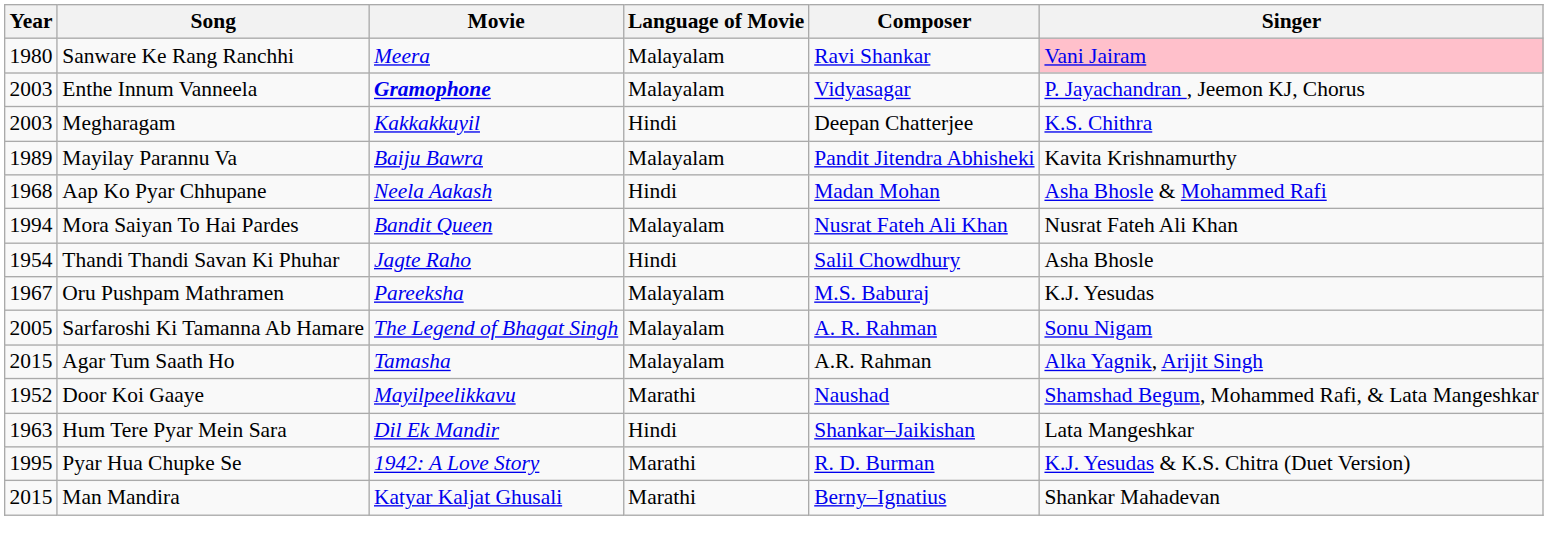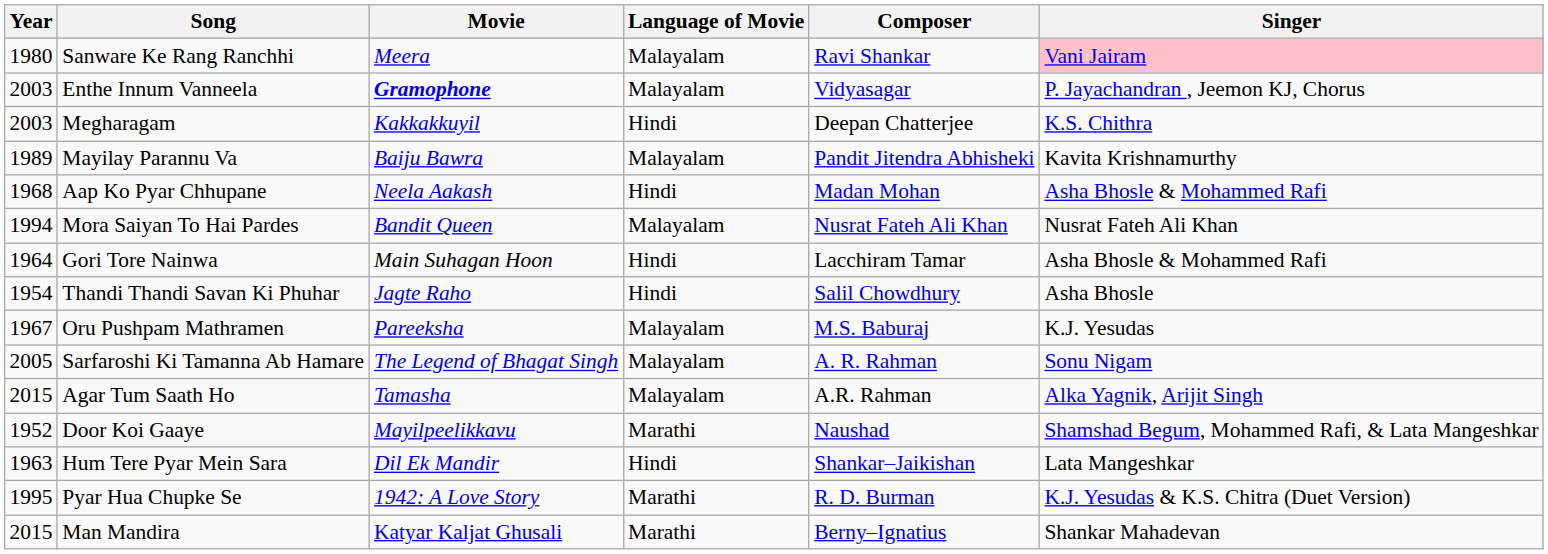+ row: (140, 259)
